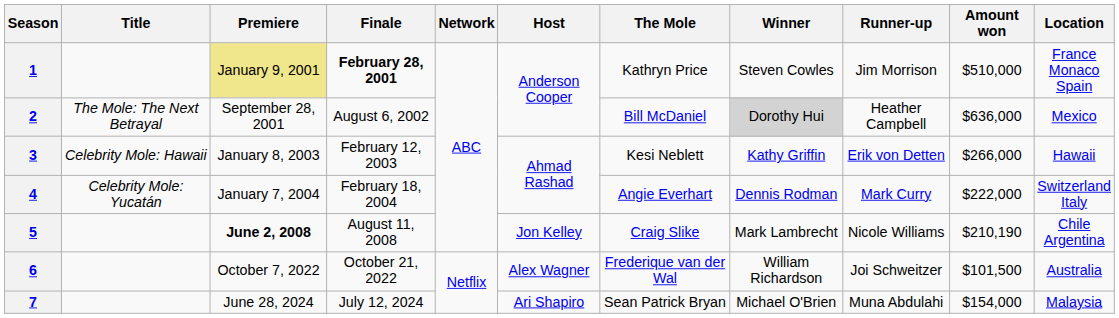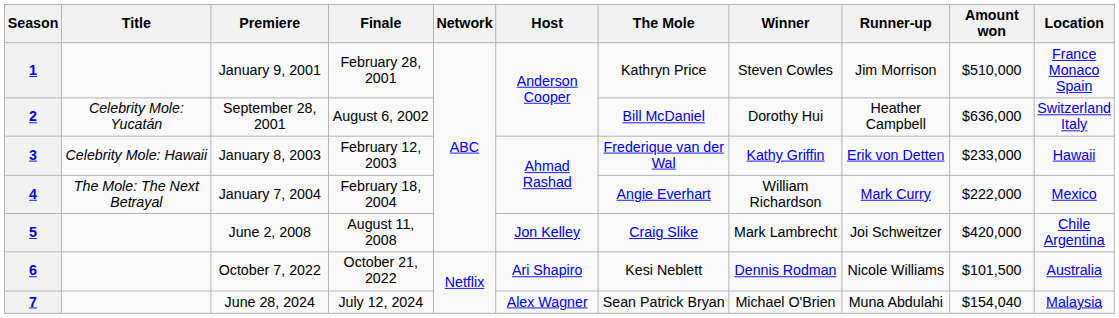(269, 70) khaki background -> (270, 70) no background
(381, 70) bold -> (381, 70) normal
(136, 117) The Mole: The Next Betrayal -> (136, 117) Celebrity Mole: Yucatán
(786, 117) lightgrey background -> (785, 117) no background
(1074, 117) Mexico -> (1074, 117) Switzerland Italy
(665, 155) Kesi Neblett -> (664, 155) Frederique van der Wal
(992, 155) $266,000 -> (992, 155) $233,000
(136, 194) Celebrity Mole: Yucatán -> (136, 194) The Mole: The Next Betrayal
(786, 194) Dennis Rodman -> (785, 194) William Richardson
(1074, 194) Switzerland Italy -> (1074, 194) Mexico
(269, 232) bold -> (270, 232) normal
(896, 232) Nicole Williams -> (896, 232) Joi Schweitzer
(992, 232) $210,190 -> (992, 232) $420,000
(549, 271) Alex Wagner -> (547, 271) Ari Shapiro
(665, 271) Frederique van der Wal -> (664, 271) Kesi Neblett
(786, 271) William Richardson -> (785, 271) Dennis Rodman
(896, 271) Joi Schweitzer -> (896, 271) Nicole Williams
(549, 302) Ari Shapiro -> (547, 302) Alex Wagner
(992, 302) $154,000 -> (992, 302) $154,040
